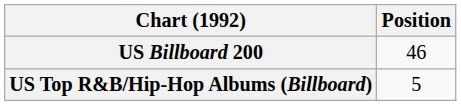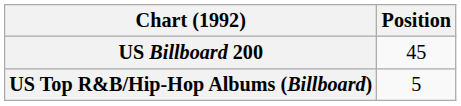(416, 52) 46 -> (416, 52) 45
